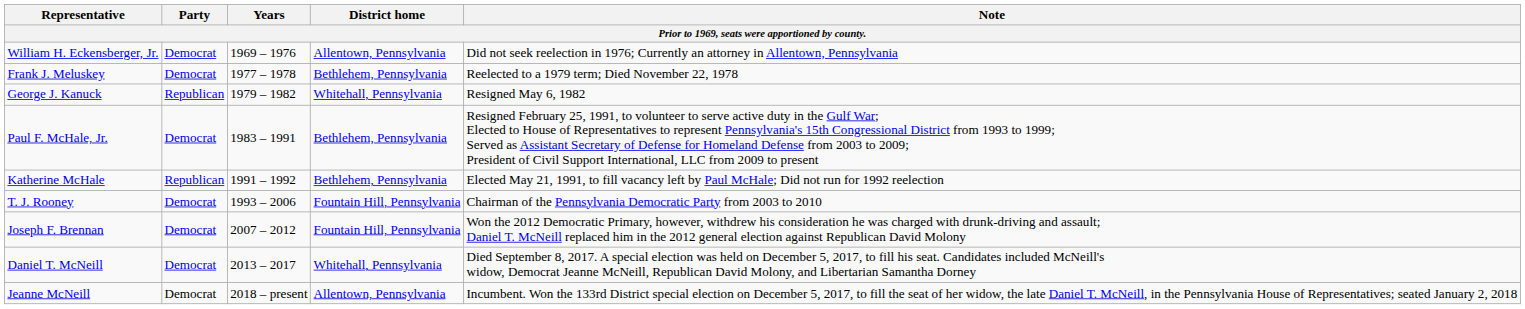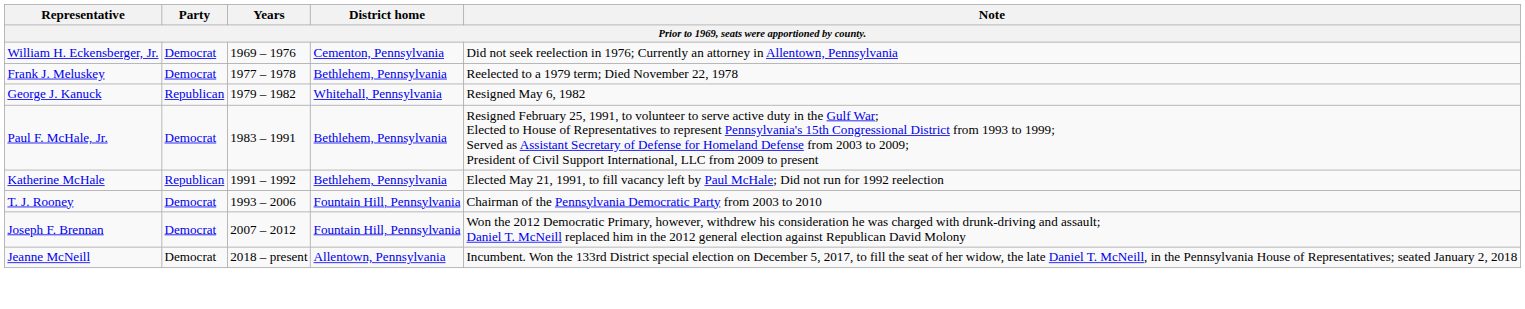(380, 53) Allentown, Pennsylvania -> (379, 53) Cementon, Pennsylvania
- row: (55, 265)
